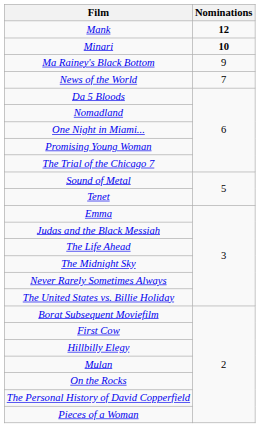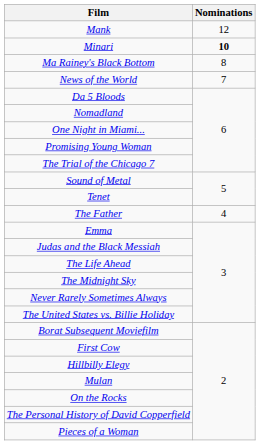(224, 29) bold -> (224, 29) normal
(224, 63) 9 -> (224, 63) 8
+ row: (98, 213)
